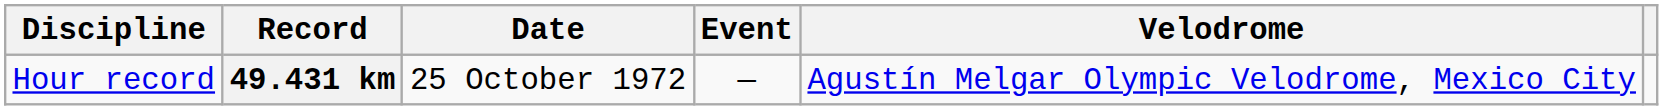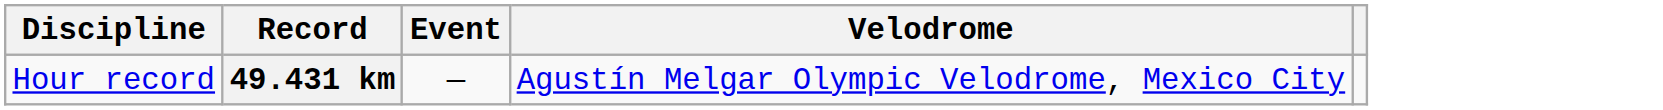- column: (548, 30)
